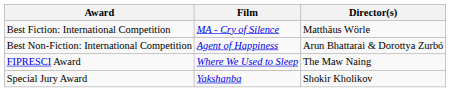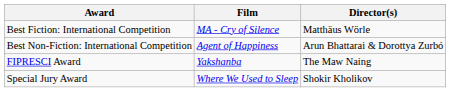(247, 62) Where We Used to Sleep -> (219, 62) Yakshanba
(219, 78) Yakshanba -> (247, 78) Where We Used to Sleep
